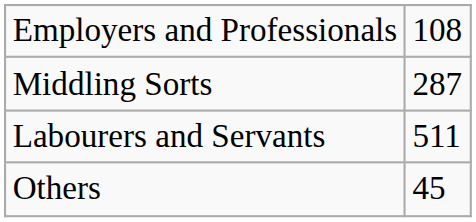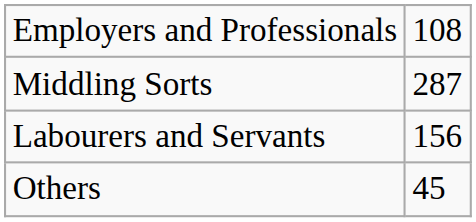(437, 135) 511 -> (437, 135) 156
